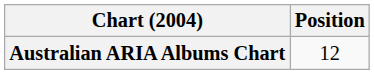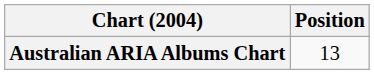(330, 52) 12 -> (330, 52) 13
